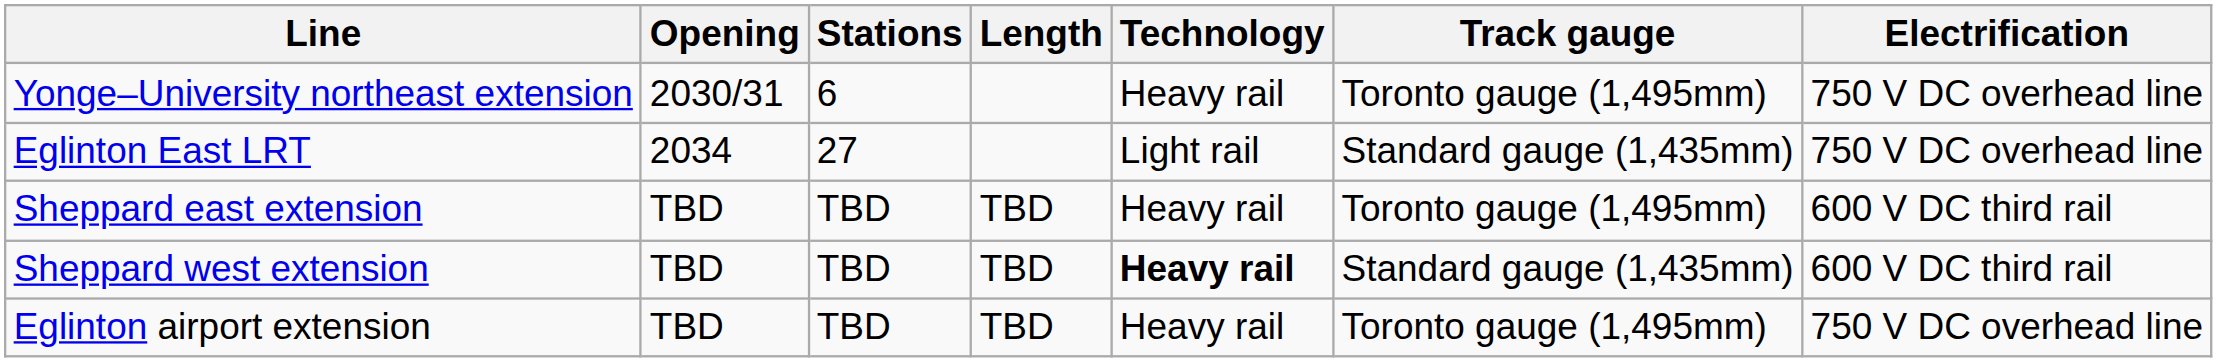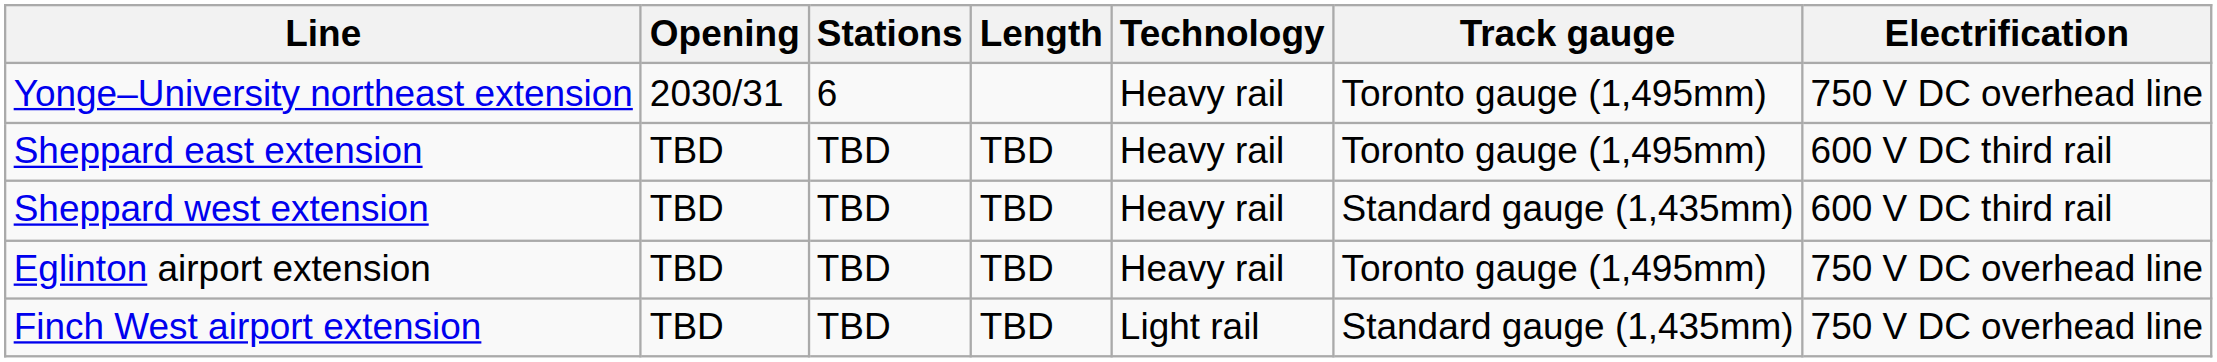- row: (162, 151)
(1207, 268) bold -> (1202, 209) normal
+ row: (248, 326)
